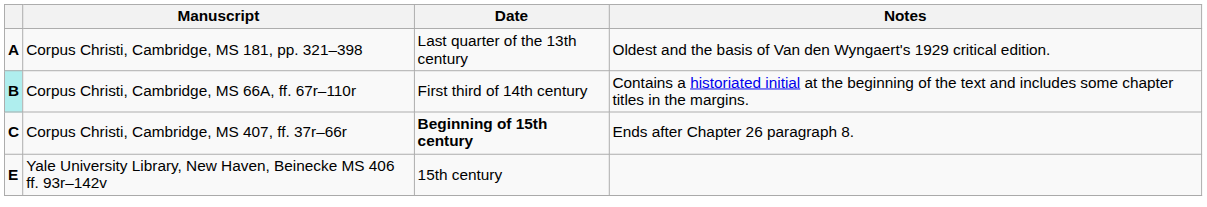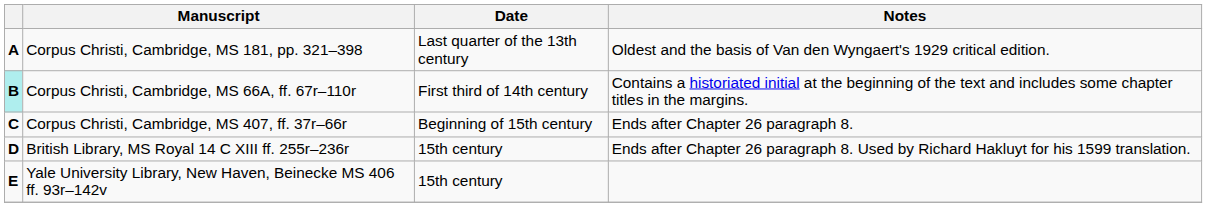(482, 132) bold -> (505, 124) normal
+ row: (188, 148)
